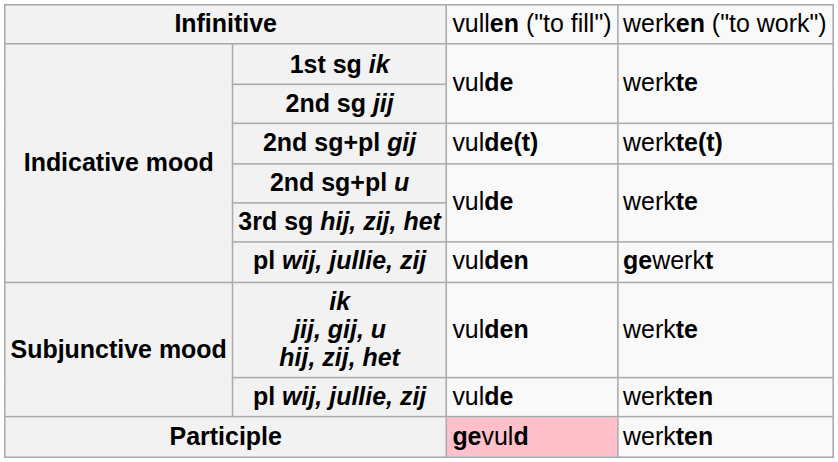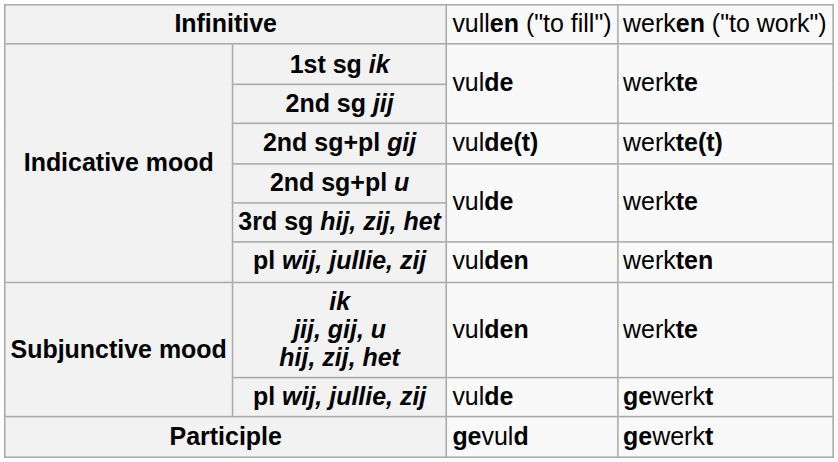(668, 261) gewerkt -> (668, 261) werkten
(668, 397) werkten -> (668, 397) gewerkt
(491, 436) pink background -> (491, 436) no background
(668, 436) werkten -> (668, 436) gewerkt
